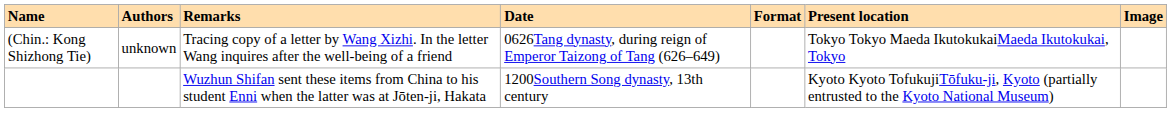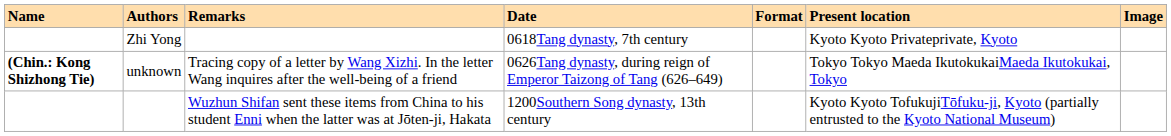+ row: (154, 39)
(49, 47) normal -> (51, 71) bold
